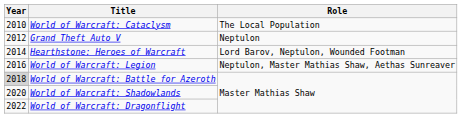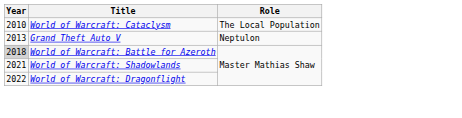(16, 38) 2012 -> (16, 38) 2013
- row: (108, 52)
- row: (93, 65)
(16, 92) 2020 -> (16, 65) 2021
